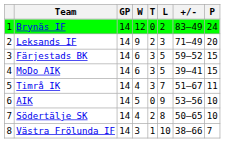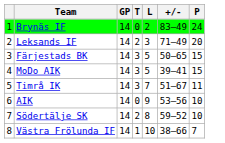- column: (140, 12)
(189, 56) 59–52 -> (173, 56) 50–65
(189, 116) 50–65 -> (173, 116) 59–52
